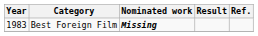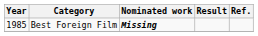(17, 25) 1983 -> (17, 25) 1985
